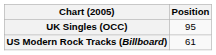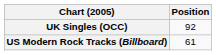(190, 27) 95 -> (190, 27) 92
